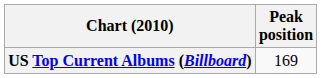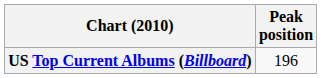(286, 60) 169 -> (286, 60) 196
